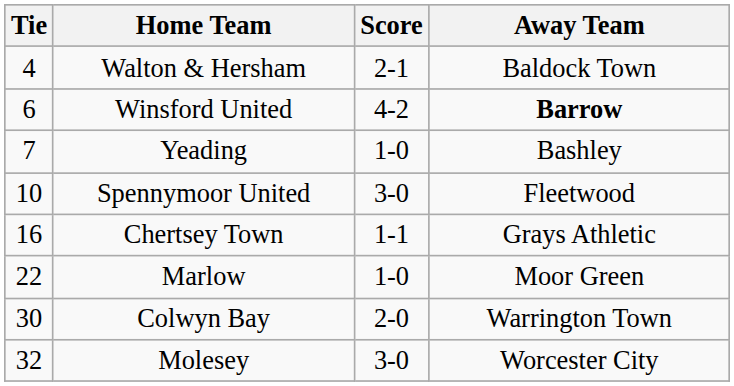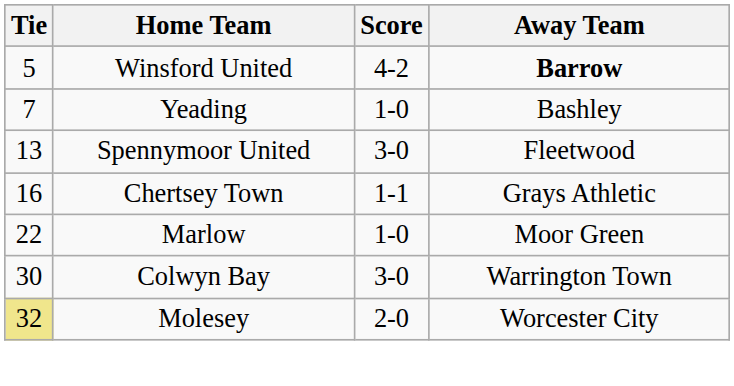- row: (204, 67)
(29, 109) 6 -> (29, 67) 5
(29, 192) 10 -> (29, 151) 13
(391, 318) 2-0 -> (391, 276) 3-0
(29, 360) no background -> (29, 318) khaki background
(391, 360) 3-0 -> (391, 318) 2-0
